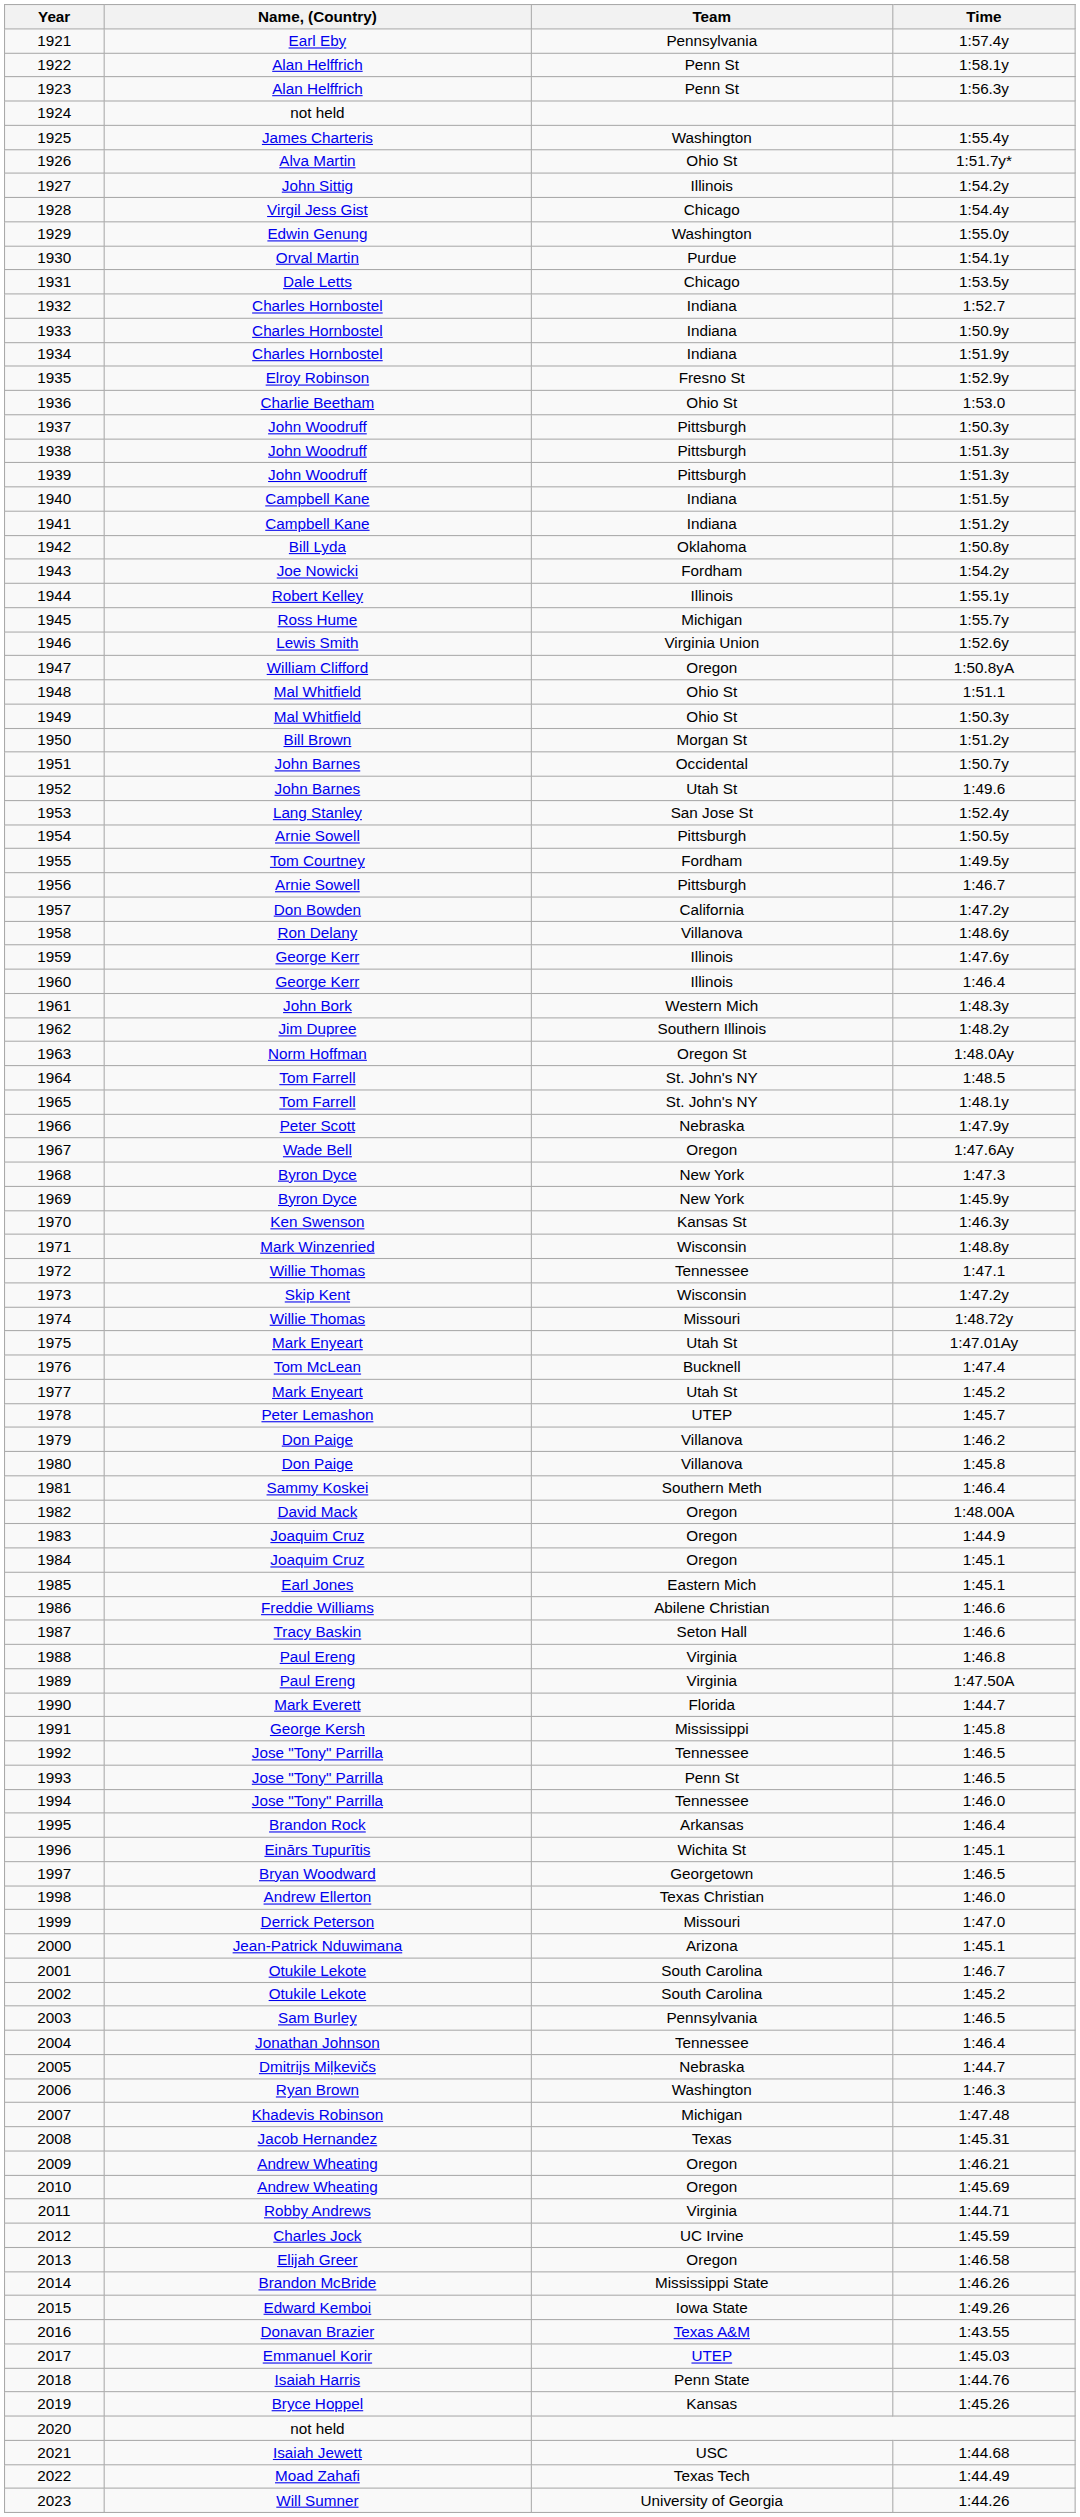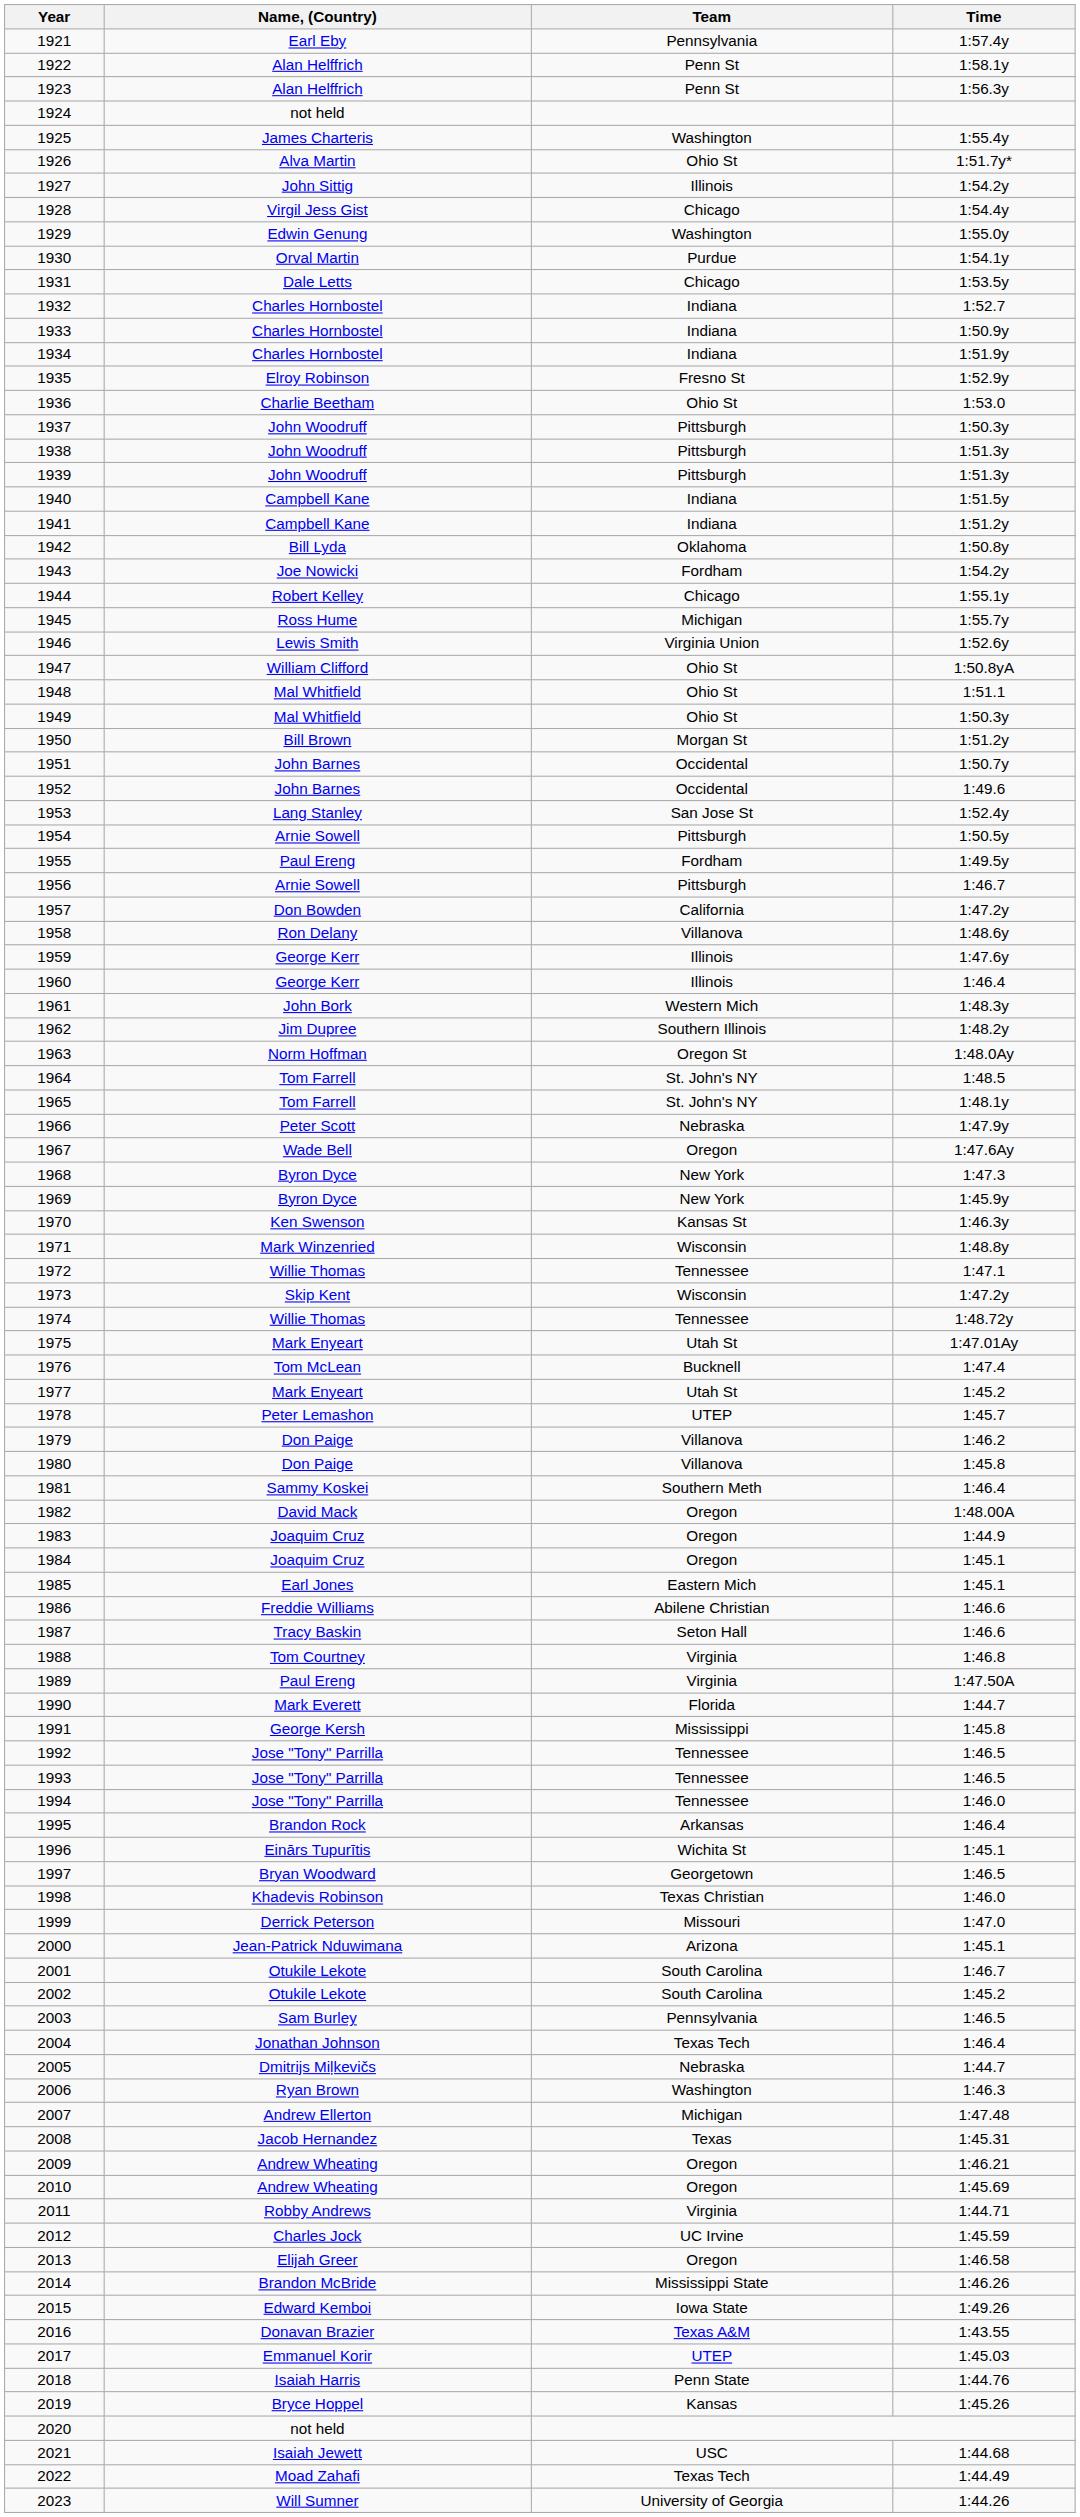(712, 596) Illinois -> (712, 596) Chicago
(712, 668) Oregon -> (712, 668) Ohio St
(712, 789) Utah St -> (712, 789) Occidental
(317, 861) Tom Courtney -> (317, 861) Paul Ereng
(712, 1319) Missouri -> (712, 1319) Tennessee
(317, 1657) Paul Ereng -> (317, 1657) Tom Courtney
(712, 1777) Penn St -> (712, 1777) Tennessee
(317, 1898) Andrew Ellerton -> (317, 1898) Khadevis Robinson
(712, 2043) Tennessee -> (712, 2043) Texas Tech
(317, 2115) Khadevis Robinson -> (317, 2115) Andrew Ellerton
